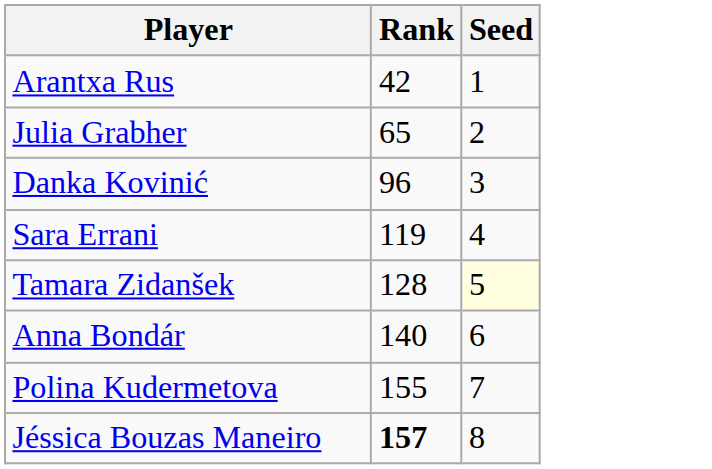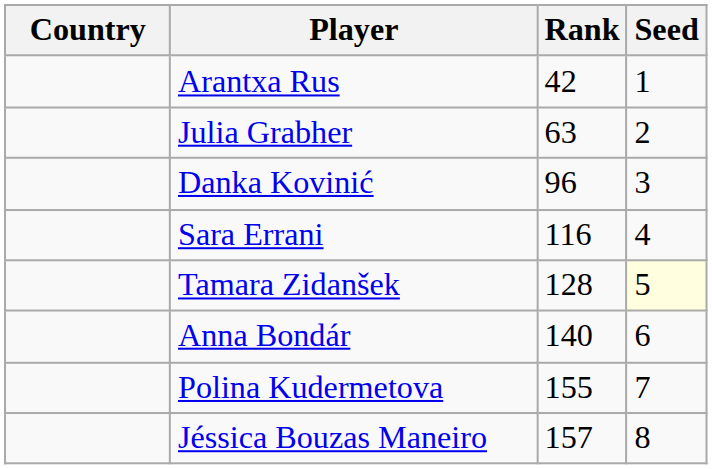+ column: (88, 30)
(395, 132) 65 -> (561, 132) 63
(403, 234) 119 -> (568, 234) 116
(403, 438) bold -> (569, 438) normal
